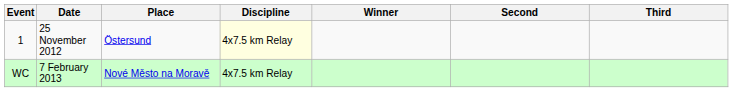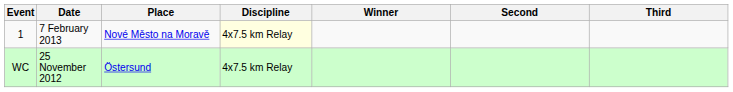(63, 40) 25 November 2012 -> (64, 34) 7 February 2013
(128, 40) Östersund -> (157, 34) Nové Město na Moravě
(64, 73) 7 February 2013 -> (63, 68) 25 November 2012
(157, 73) Nové Město na Moravě -> (128, 68) Östersund
